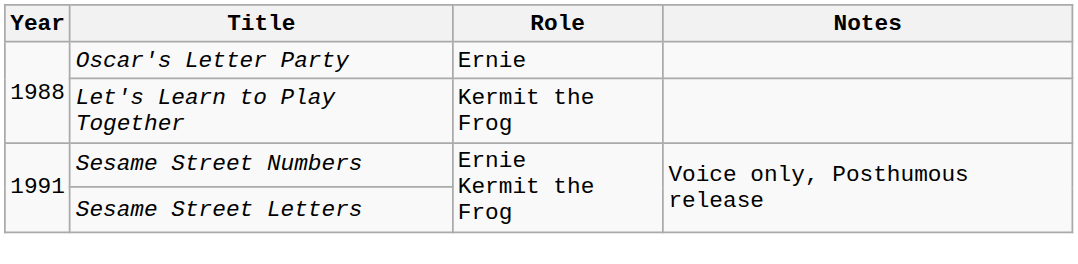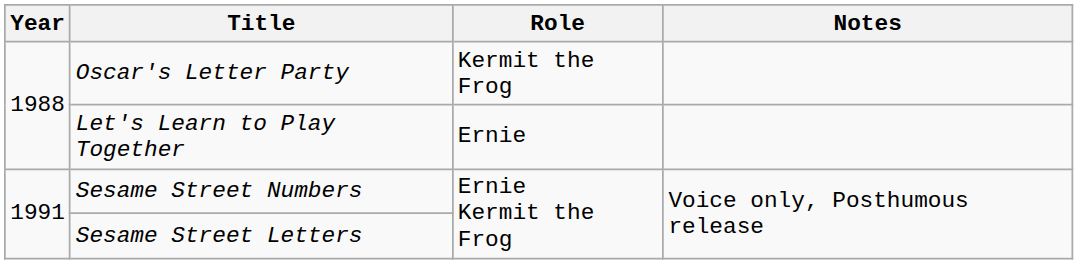(492, 60) Ernie -> (526, 74) Kermit the Frog
(526, 111) Kermit the Frog -> (492, 137) Ernie
